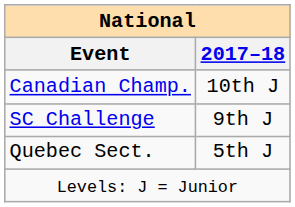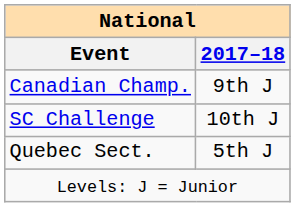(243, 87) 10th J -> (243, 87) 9th J
(243, 120) 9th J -> (243, 120) 10th J
